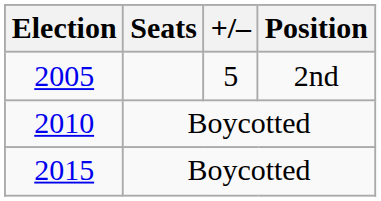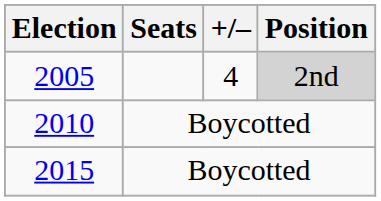(231, 75) 5 -> (231, 75) 4
(316, 75) no background -> (316, 75) lightgrey background
